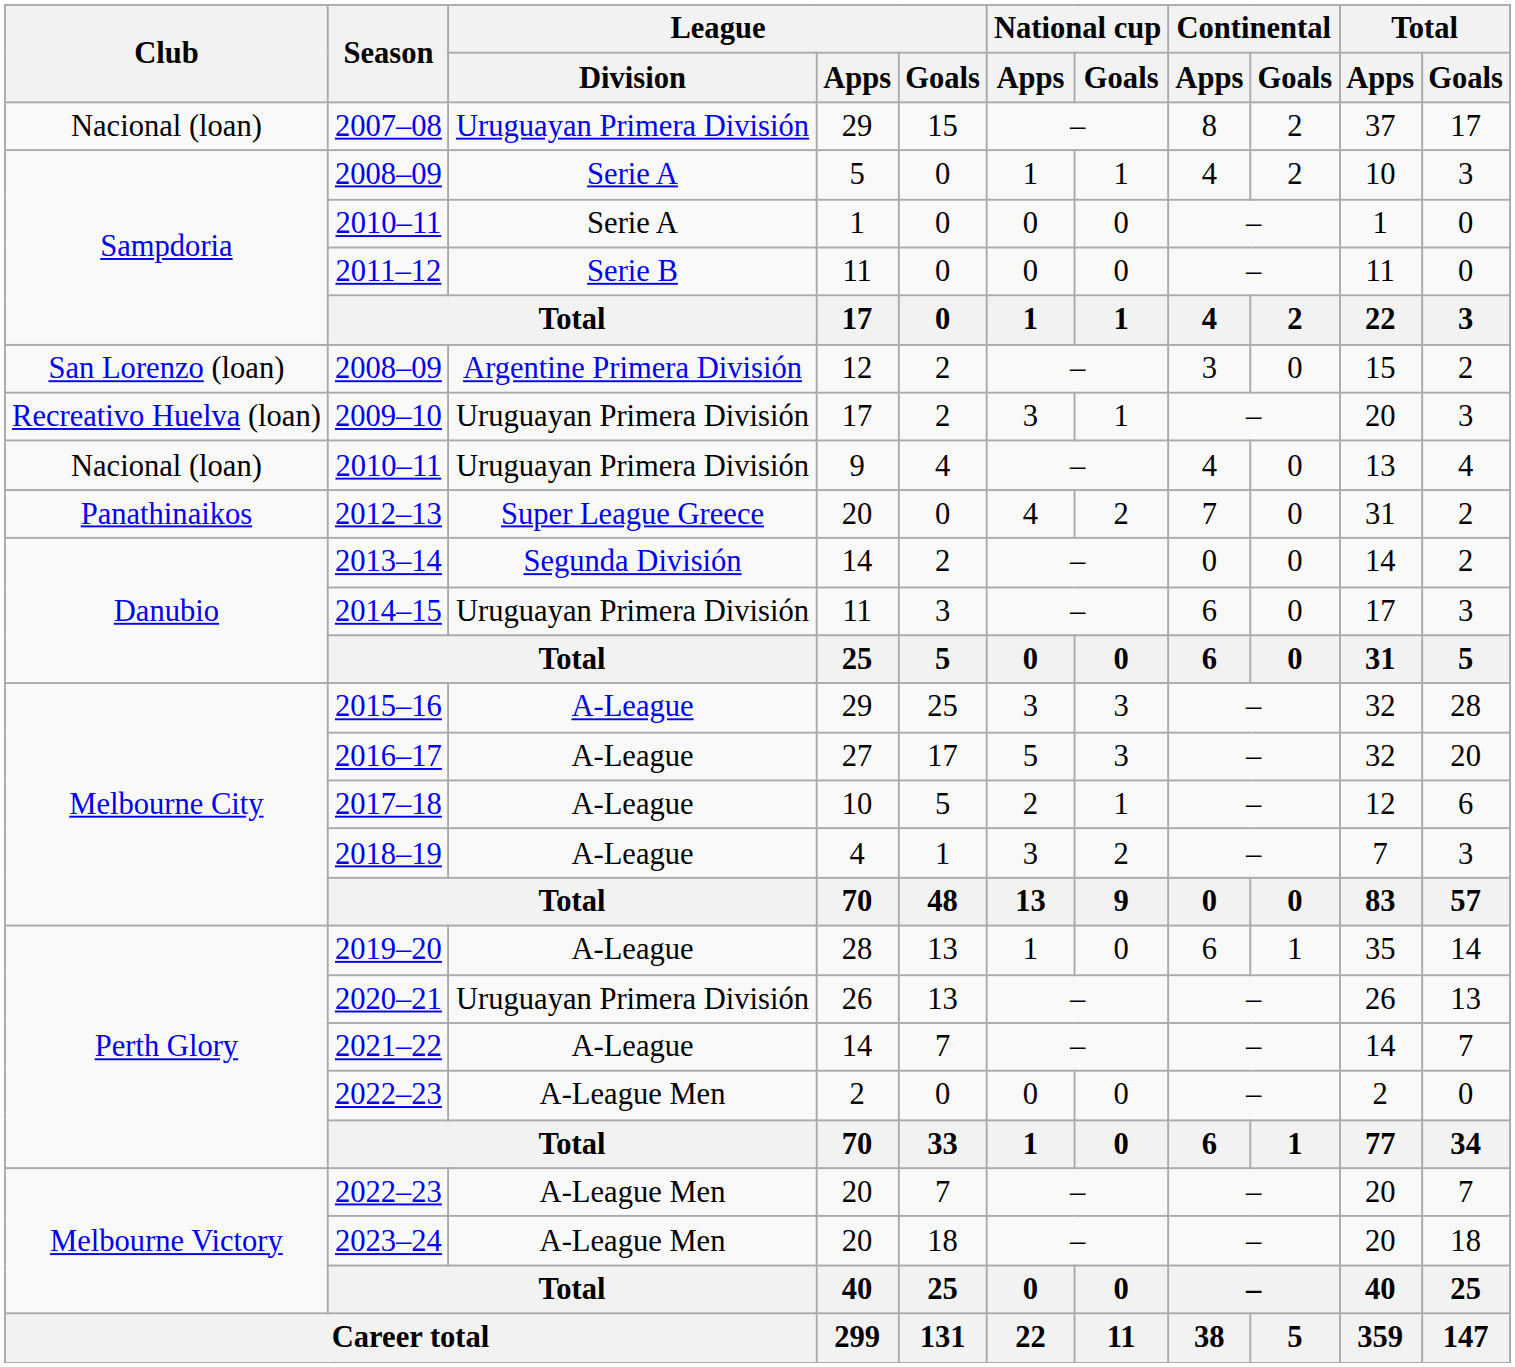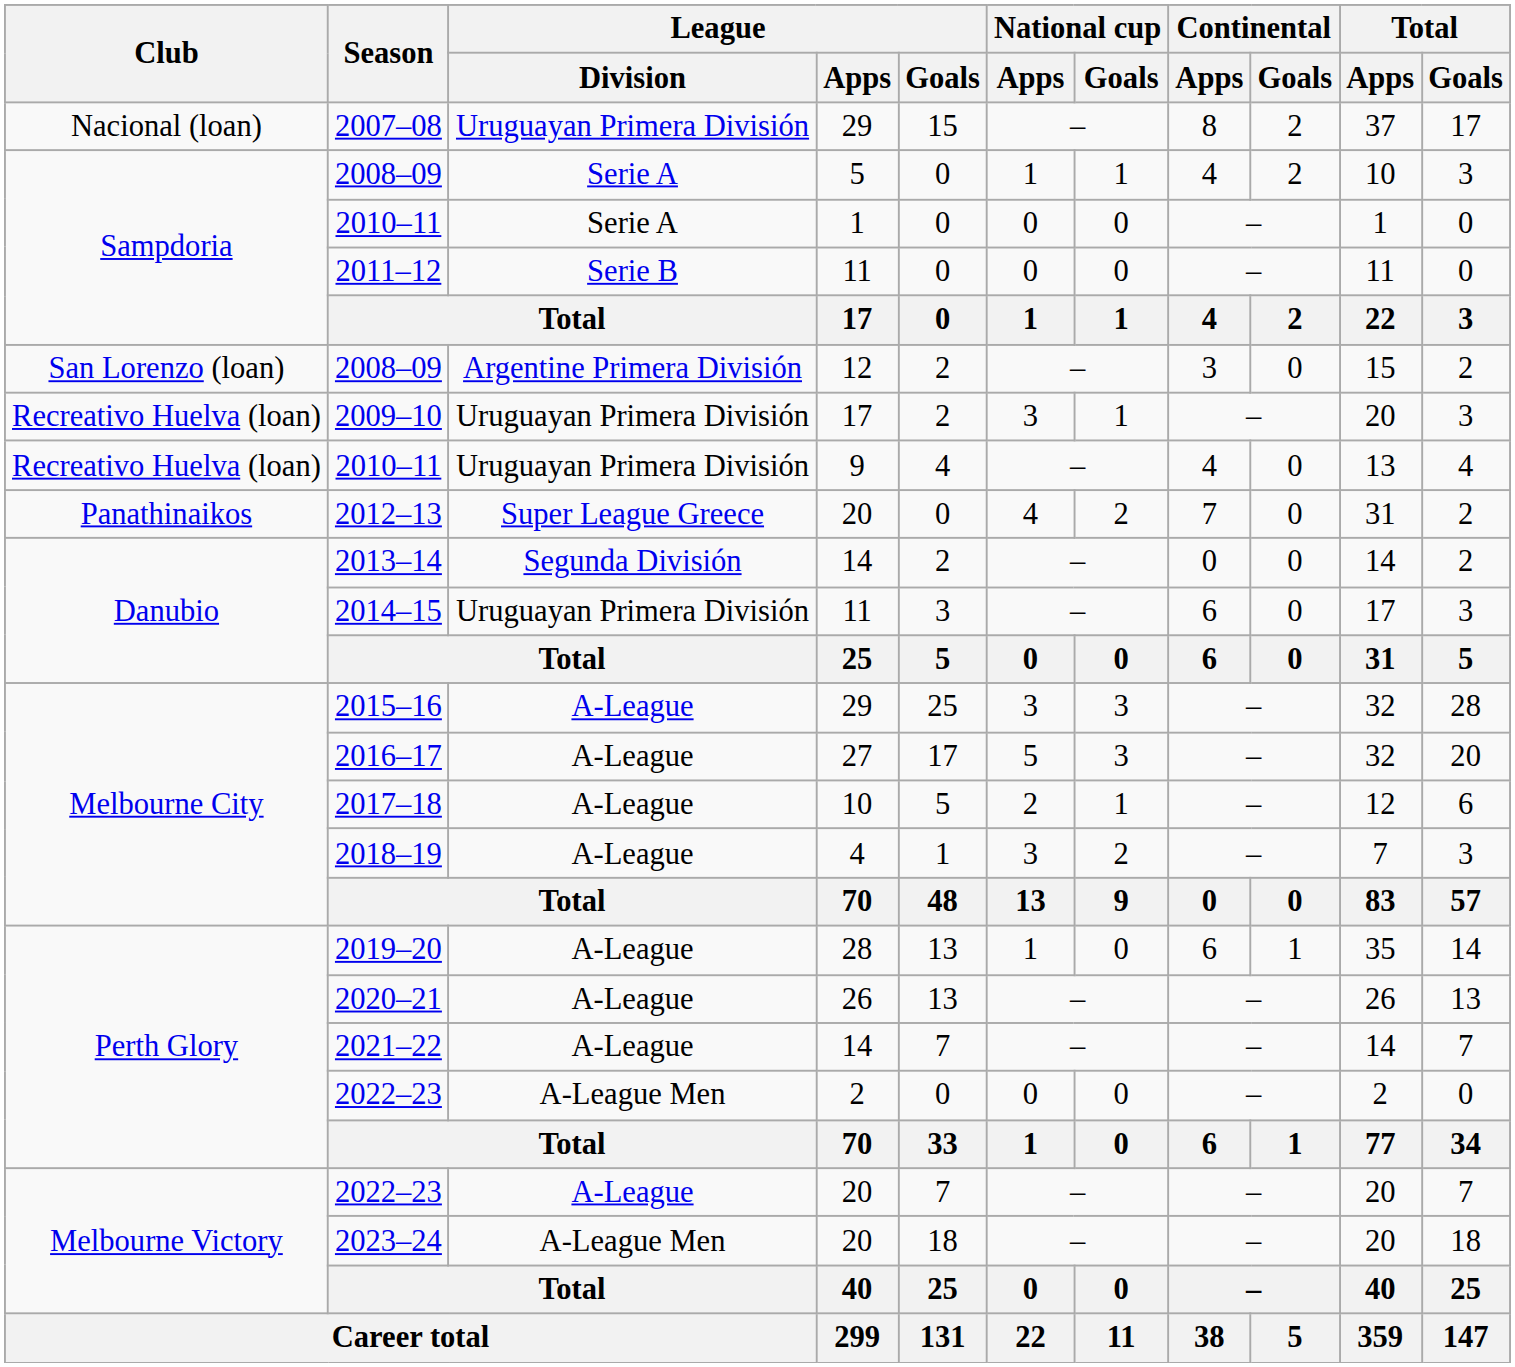(166, 464) Nacional (loan) -> (166, 464) Recreativo Huelva (loan)
(633, 998) Uruguayan Primera División -> (633, 998) A-League
(633, 1191) A-League Men -> (633, 1191) A-League
